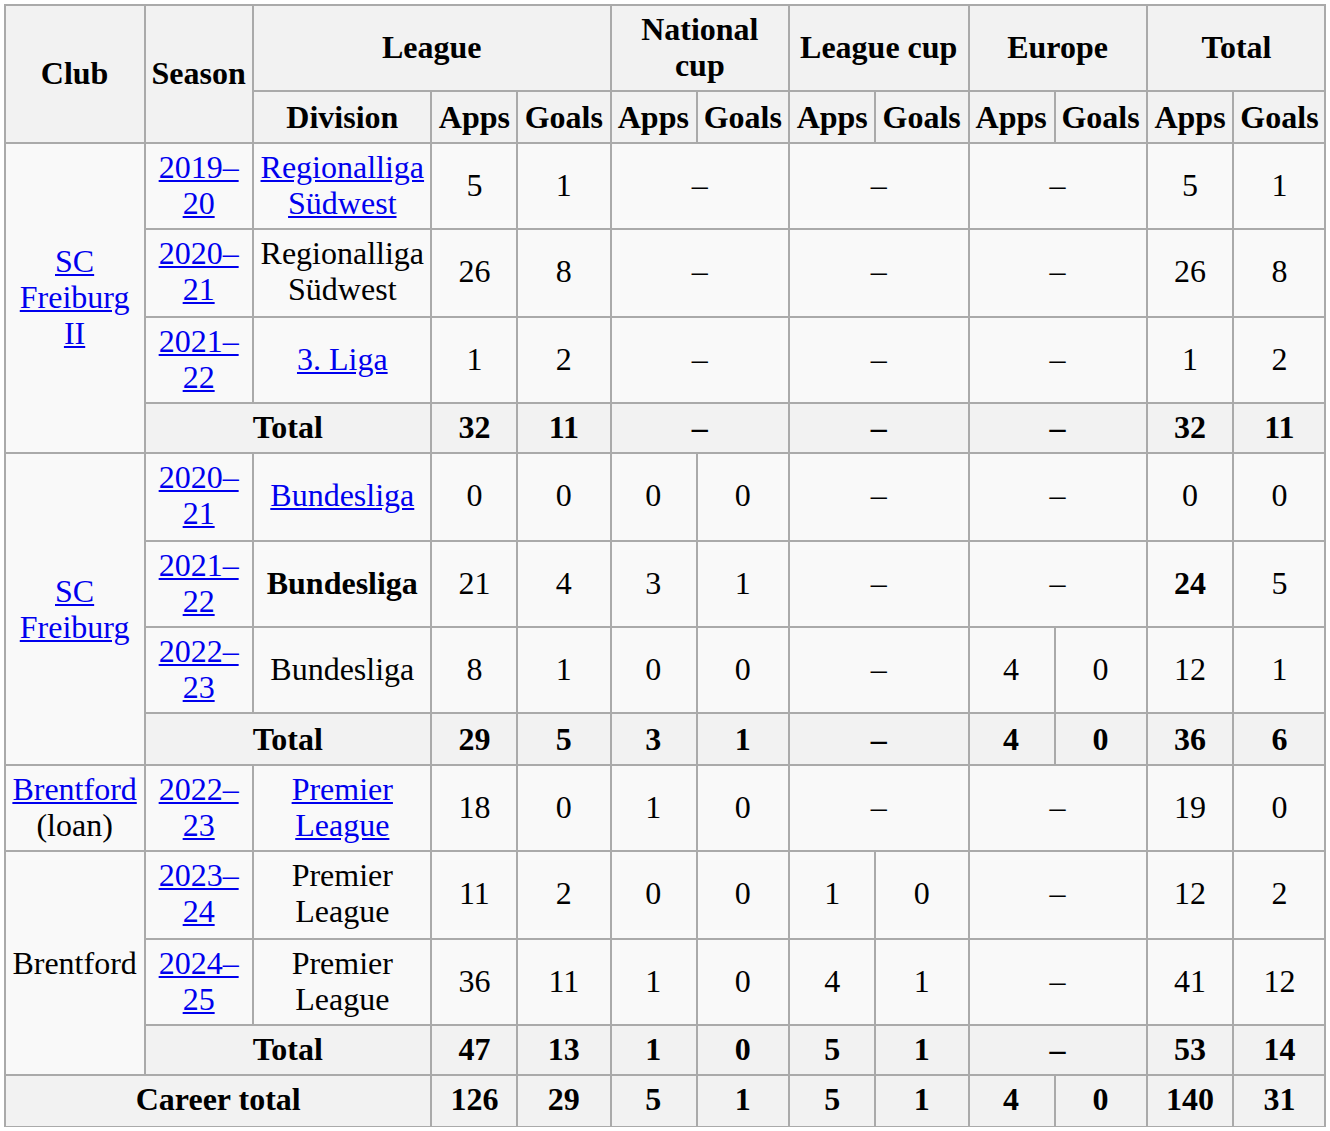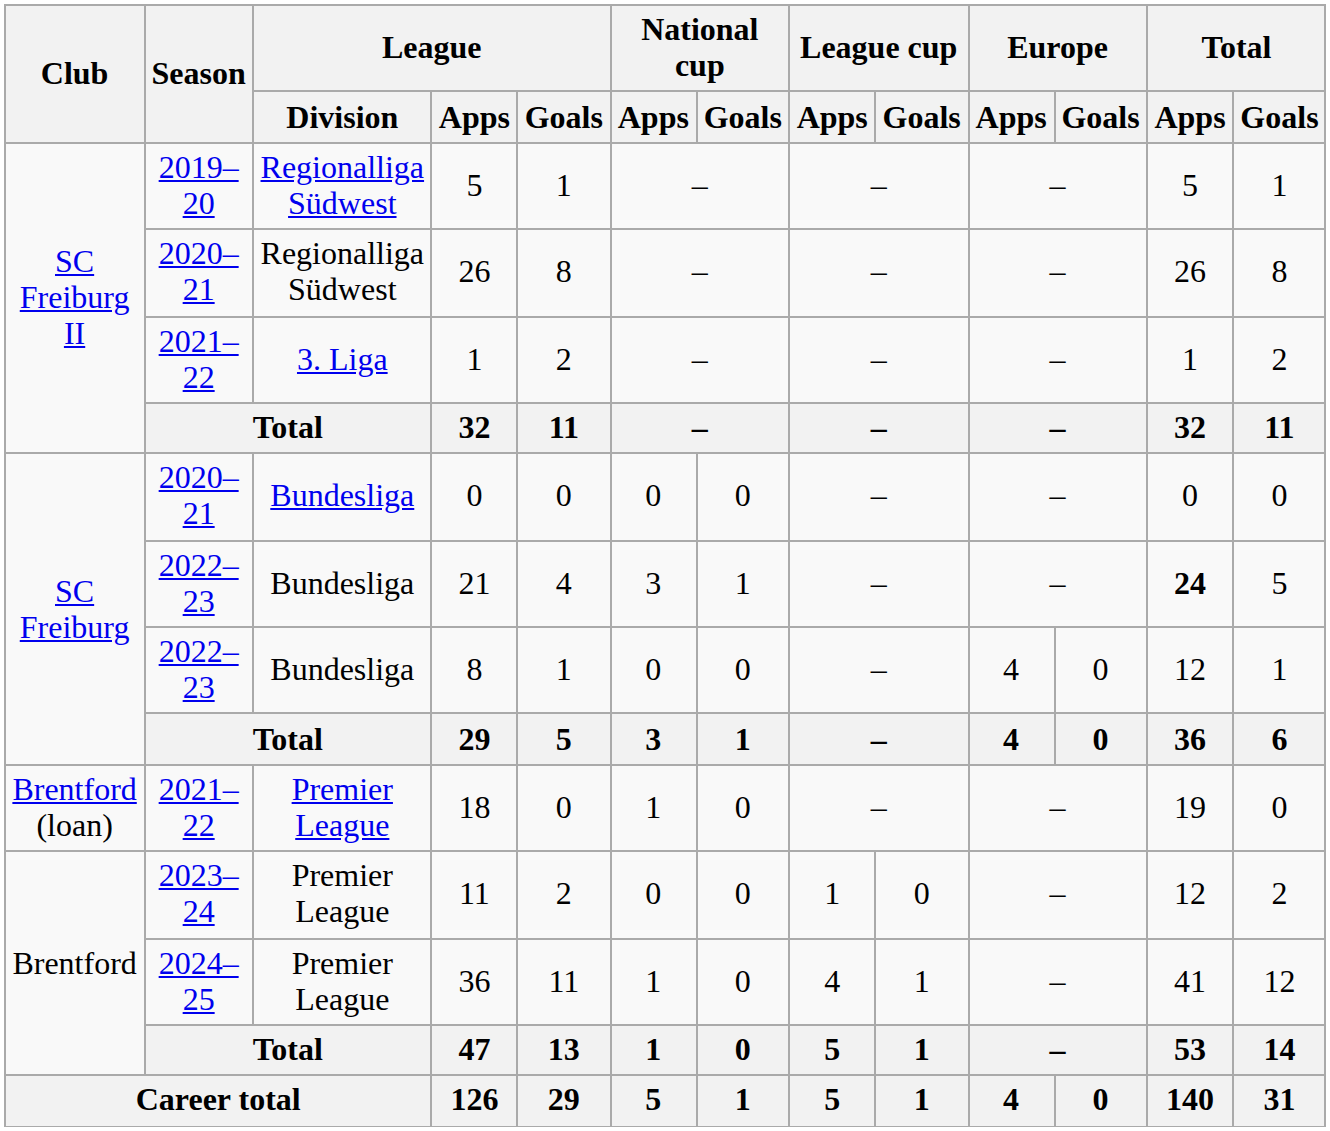(199, 583) 2021–22 -> (199, 583) 2022–23
(342, 583) bold -> (342, 583) normal
(199, 807) 2022–23 -> (199, 807) 2021–22
